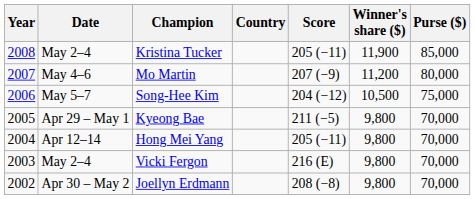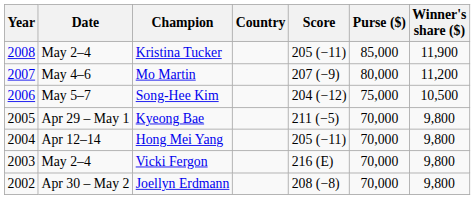columns swapped: (440, 23) <-> (380, 23)
